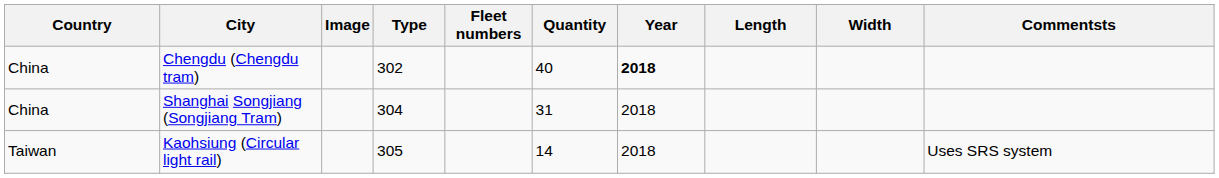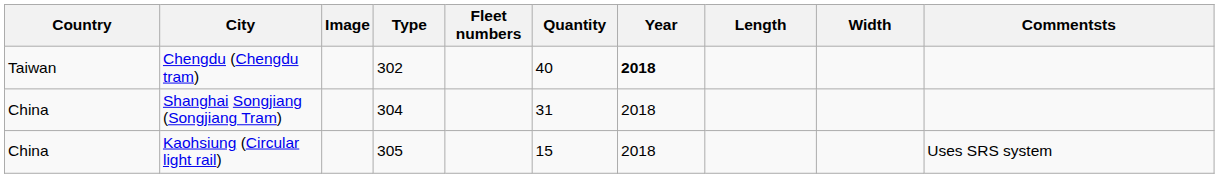(28, 67) China -> (32, 67) Taiwan
(32, 151) Taiwan -> (28, 151) China
(544, 151) 14 -> (544, 151) 15
